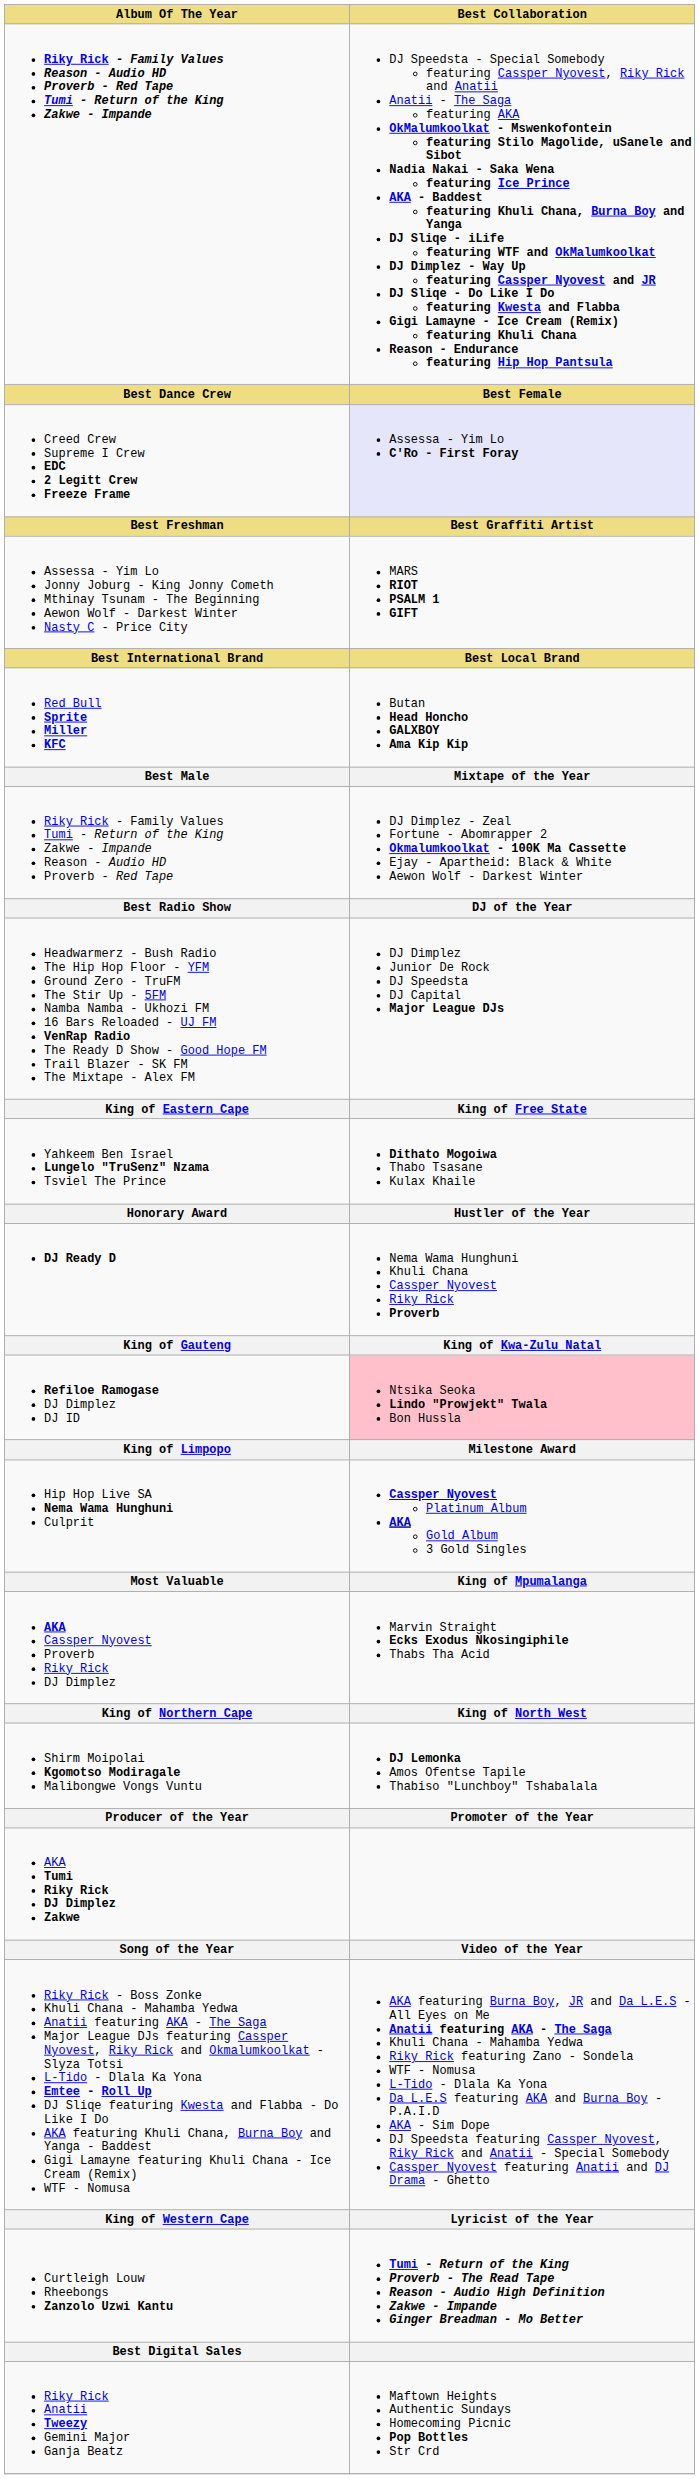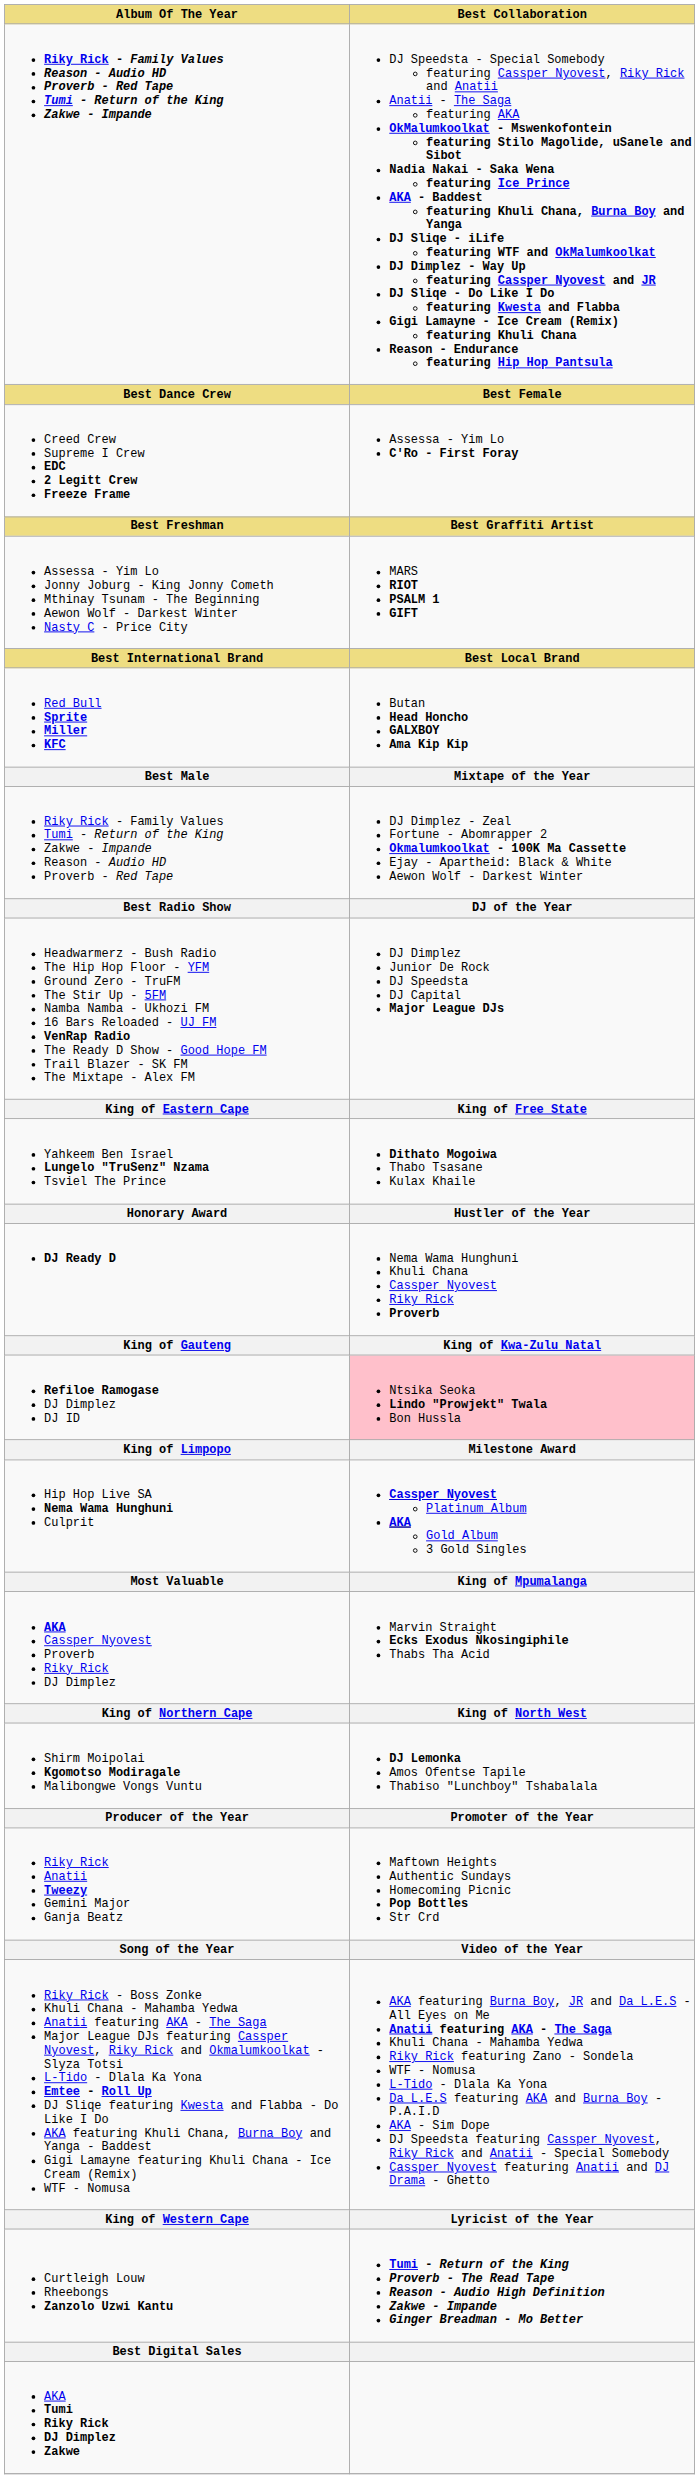(522, 447) lavender background -> (522, 447) no background
rows swapped: (177, 2424) <-> (177, 1891)
